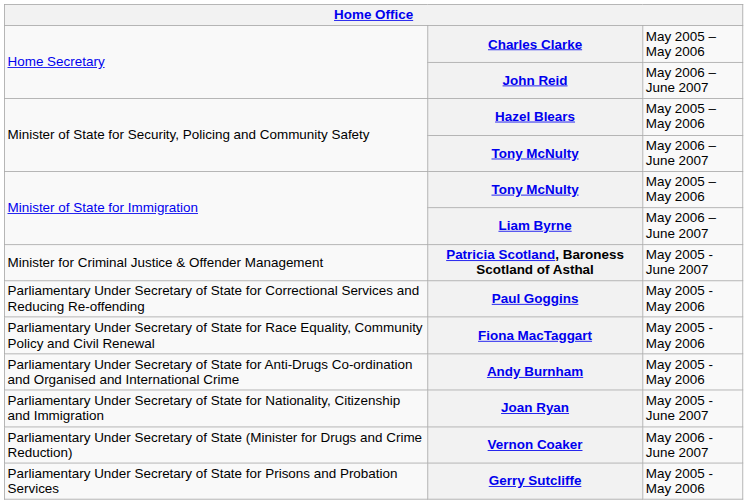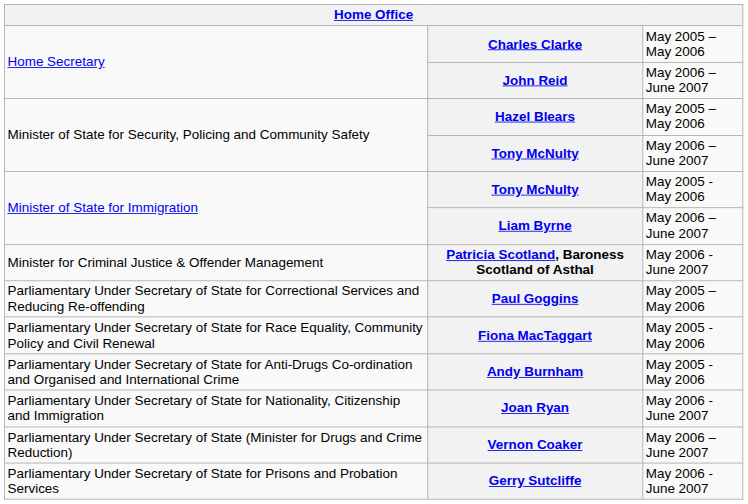(681, 189) May 2005 – May 2006 -> (679, 189) May 2005 - May 2006
(679, 262) May 2005 - June 2007 -> (679, 262) May 2006 - June 2007
(679, 299) May 2005 - May 2006 -> (681, 299) May 2005 – May 2006
(679, 408) May 2005 - June 2007 -> (679, 408) May 2006 - June 2007
(679, 444) May 2006 - June 2007 -> (681, 444) May 2006 – June 2007
(679, 481) May 2005 - May 2006 -> (679, 481) May 2006 - June 2007
